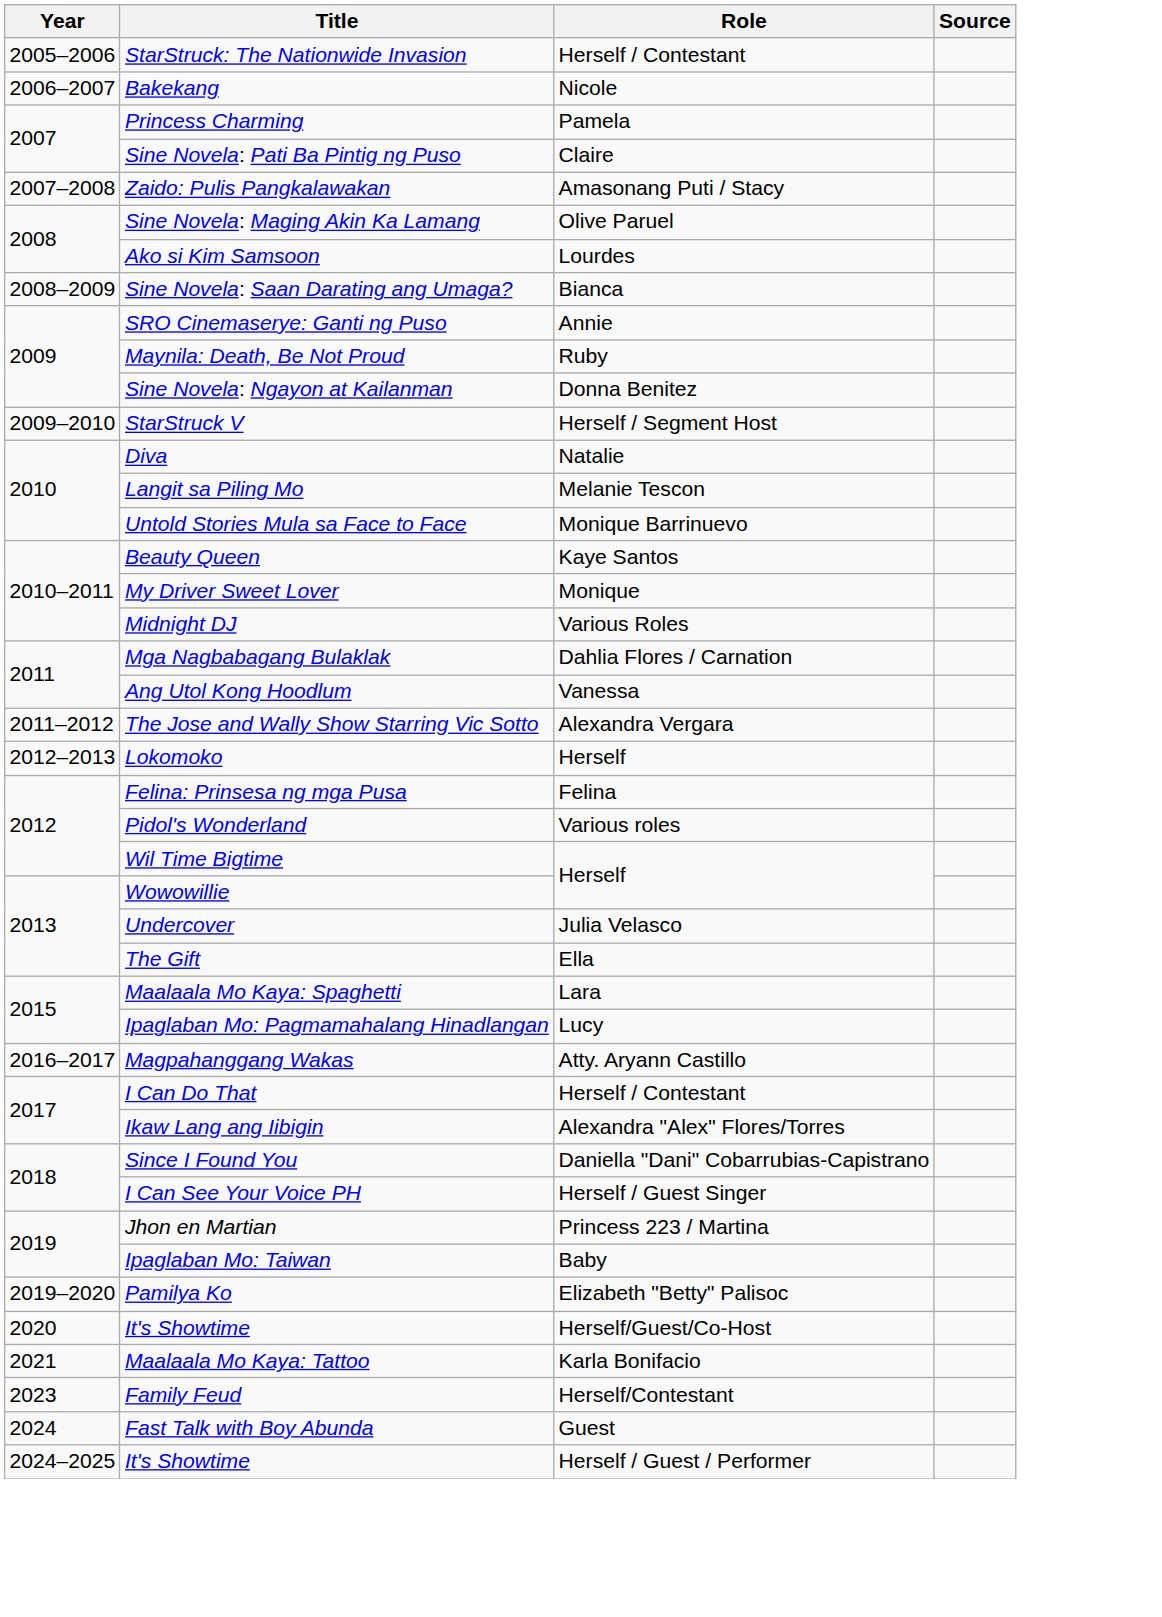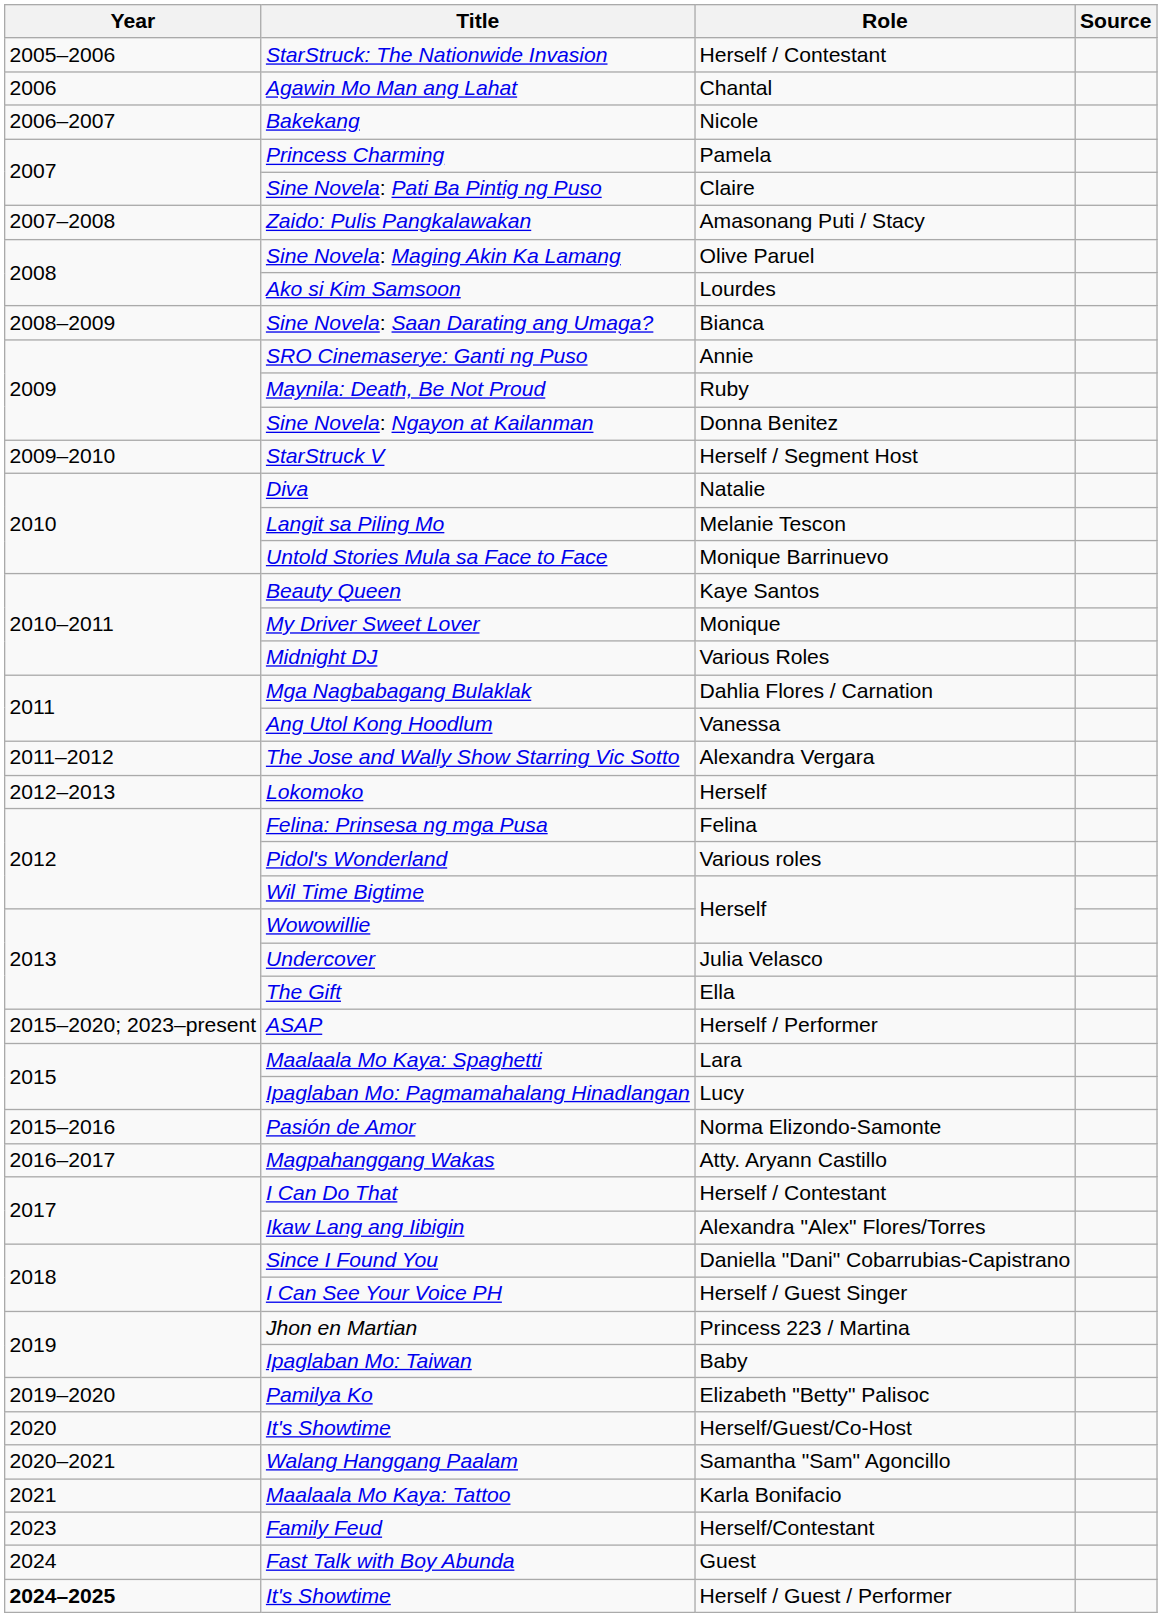+ row: (392, 88)
+ row: (294, 1026)
+ row: (341, 1126)
+ row: (392, 1461)
(62, 1461) normal -> (62, 1595) bold
